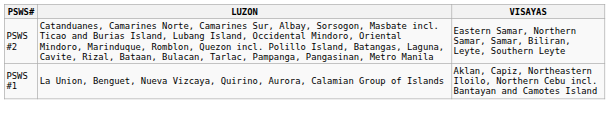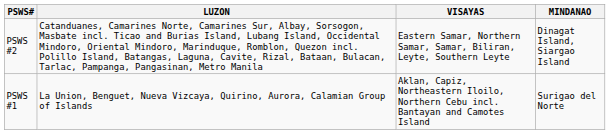+ column: (570, 12)
